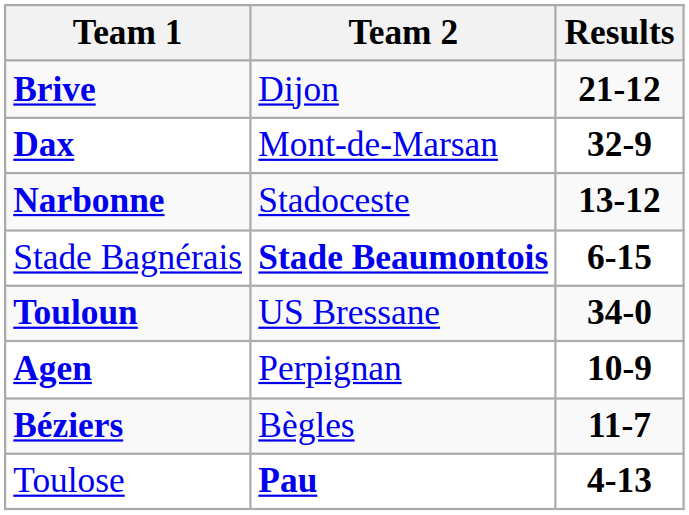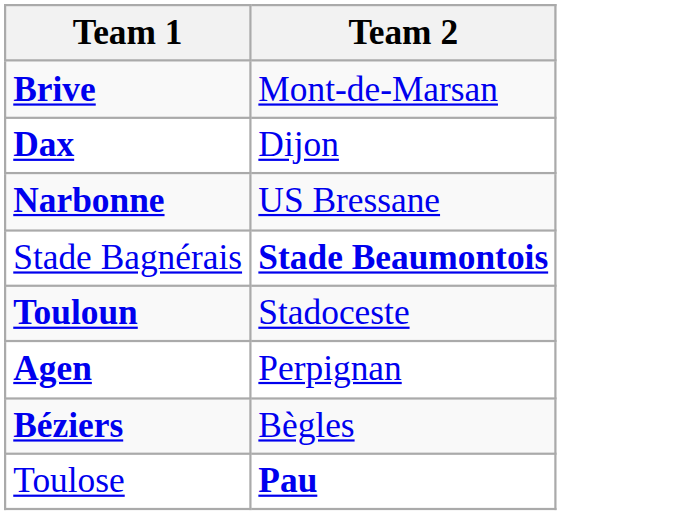- column: (619, 32)
(299, 88) Dijon -> (378, 88) Mont-de-Marsan
(378, 144) Mont-de-Marsan -> (299, 144) Dijon
(334, 200) Stadoceste -> (349, 200) US Bressane
(349, 312) US Bressane -> (334, 312) Stadoceste
